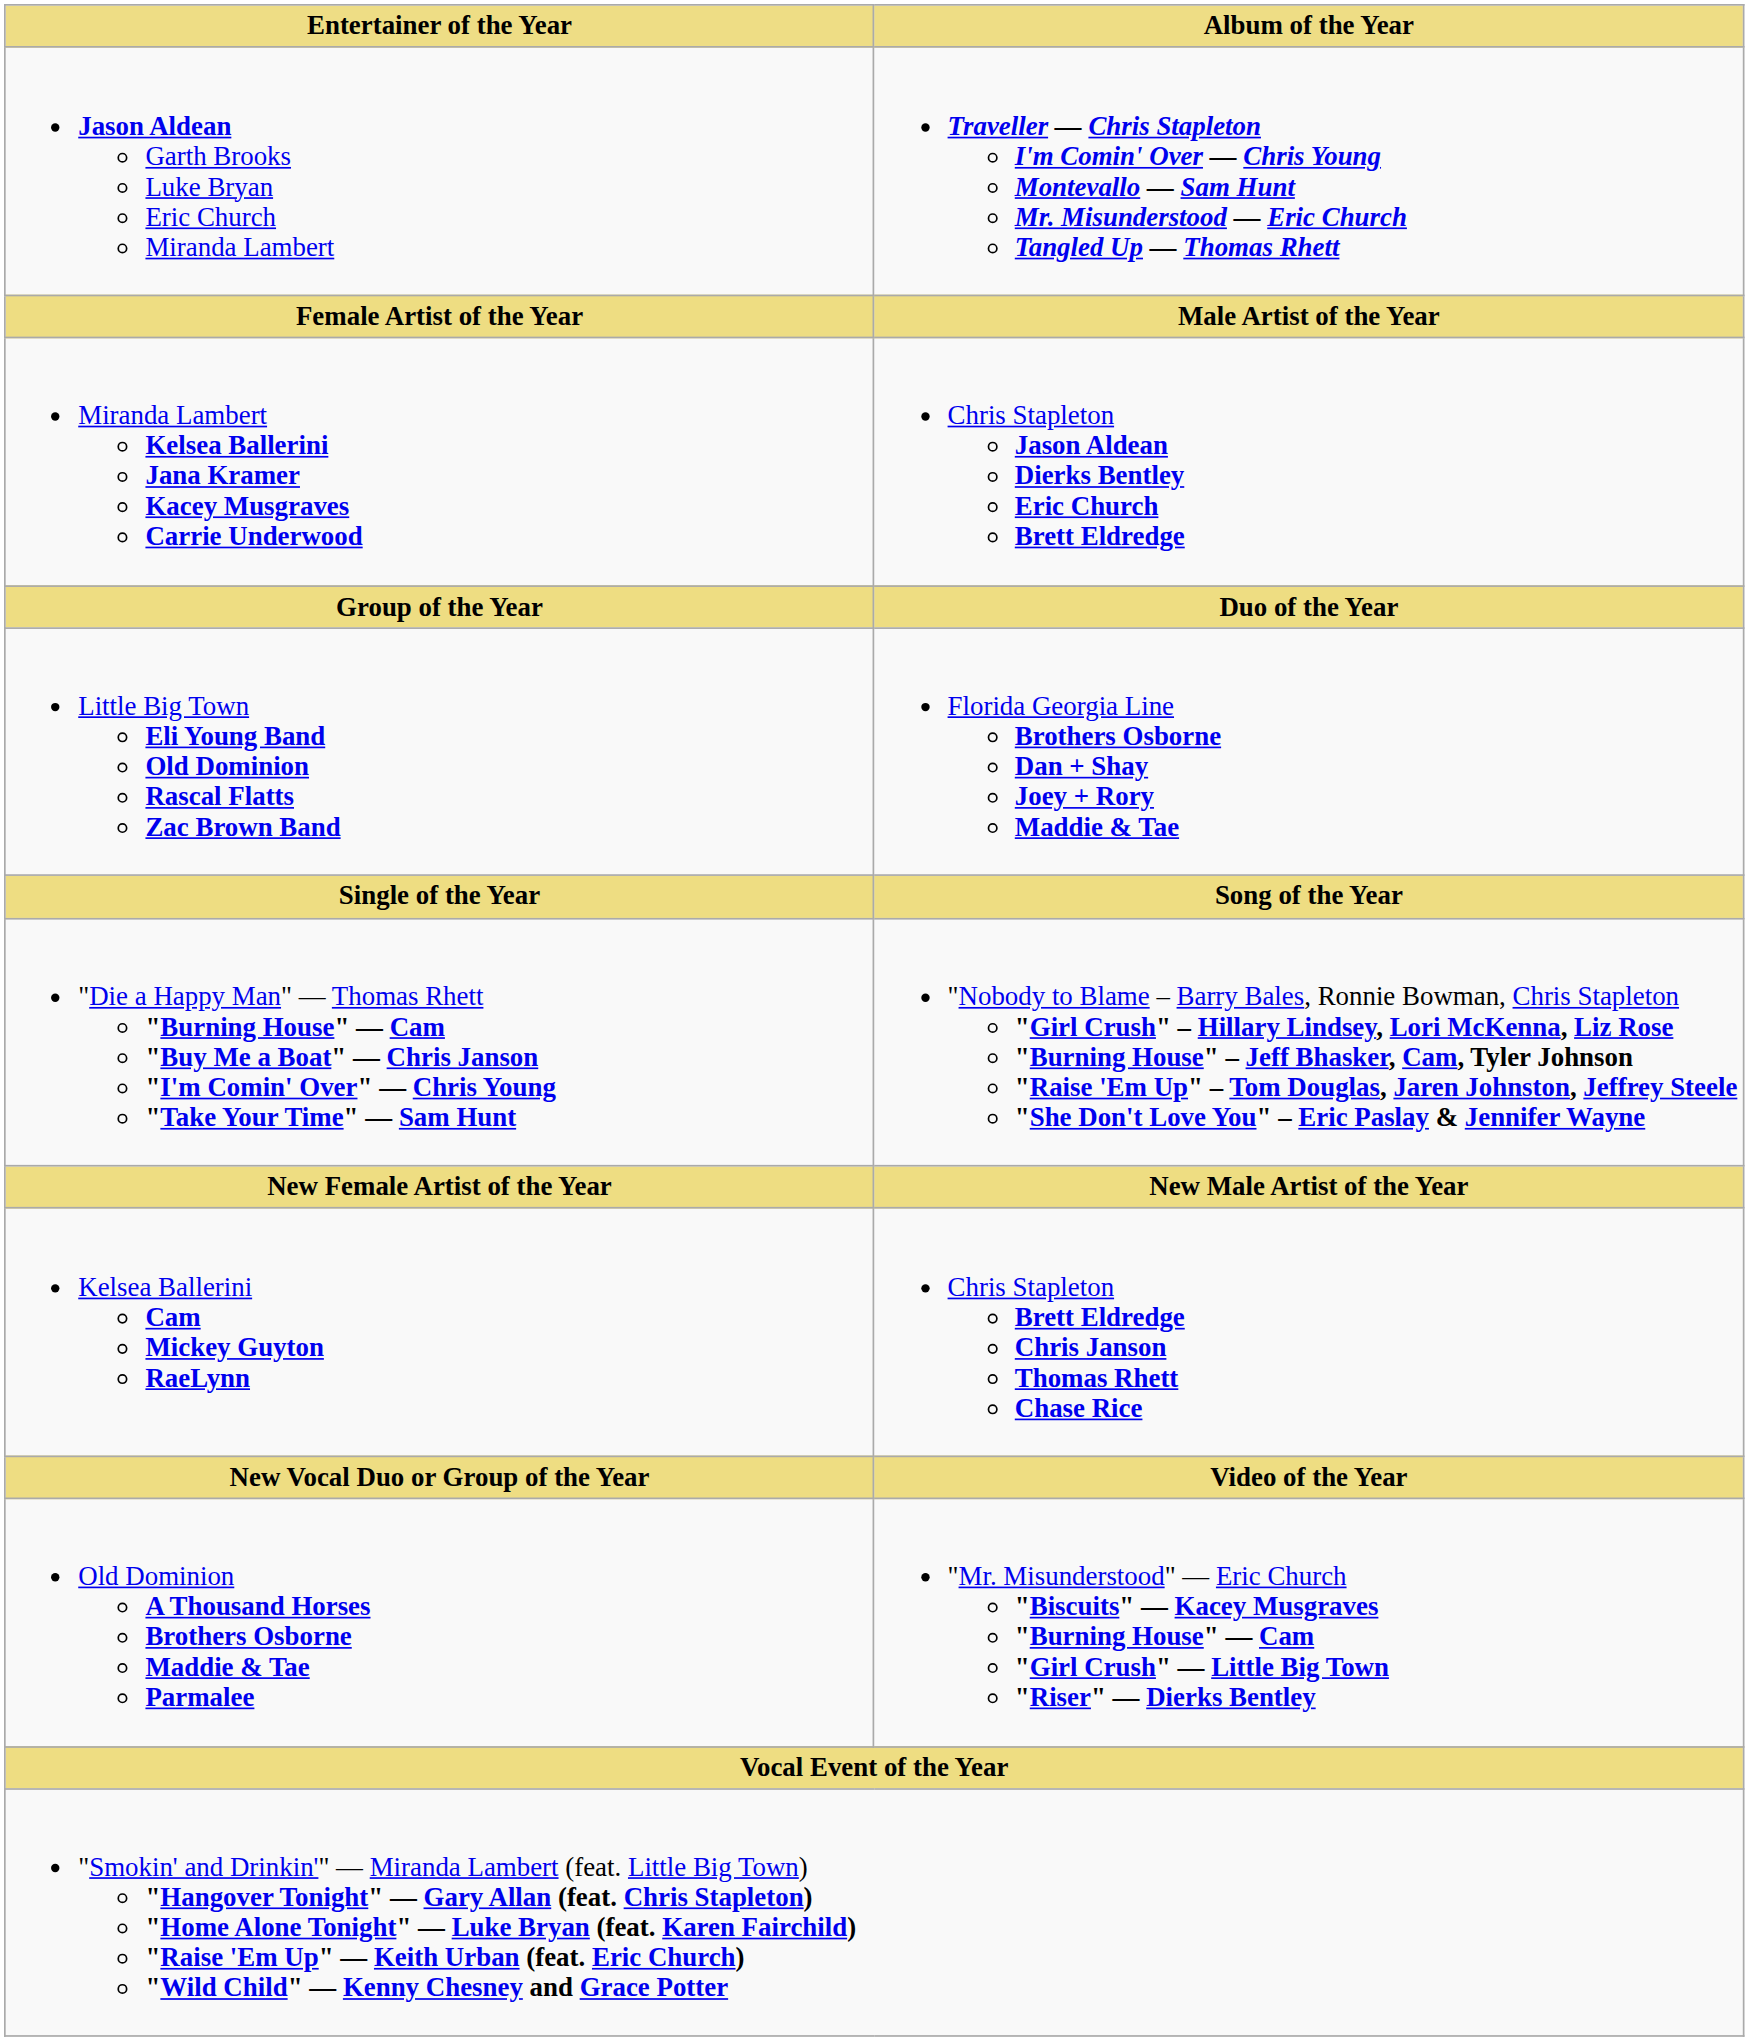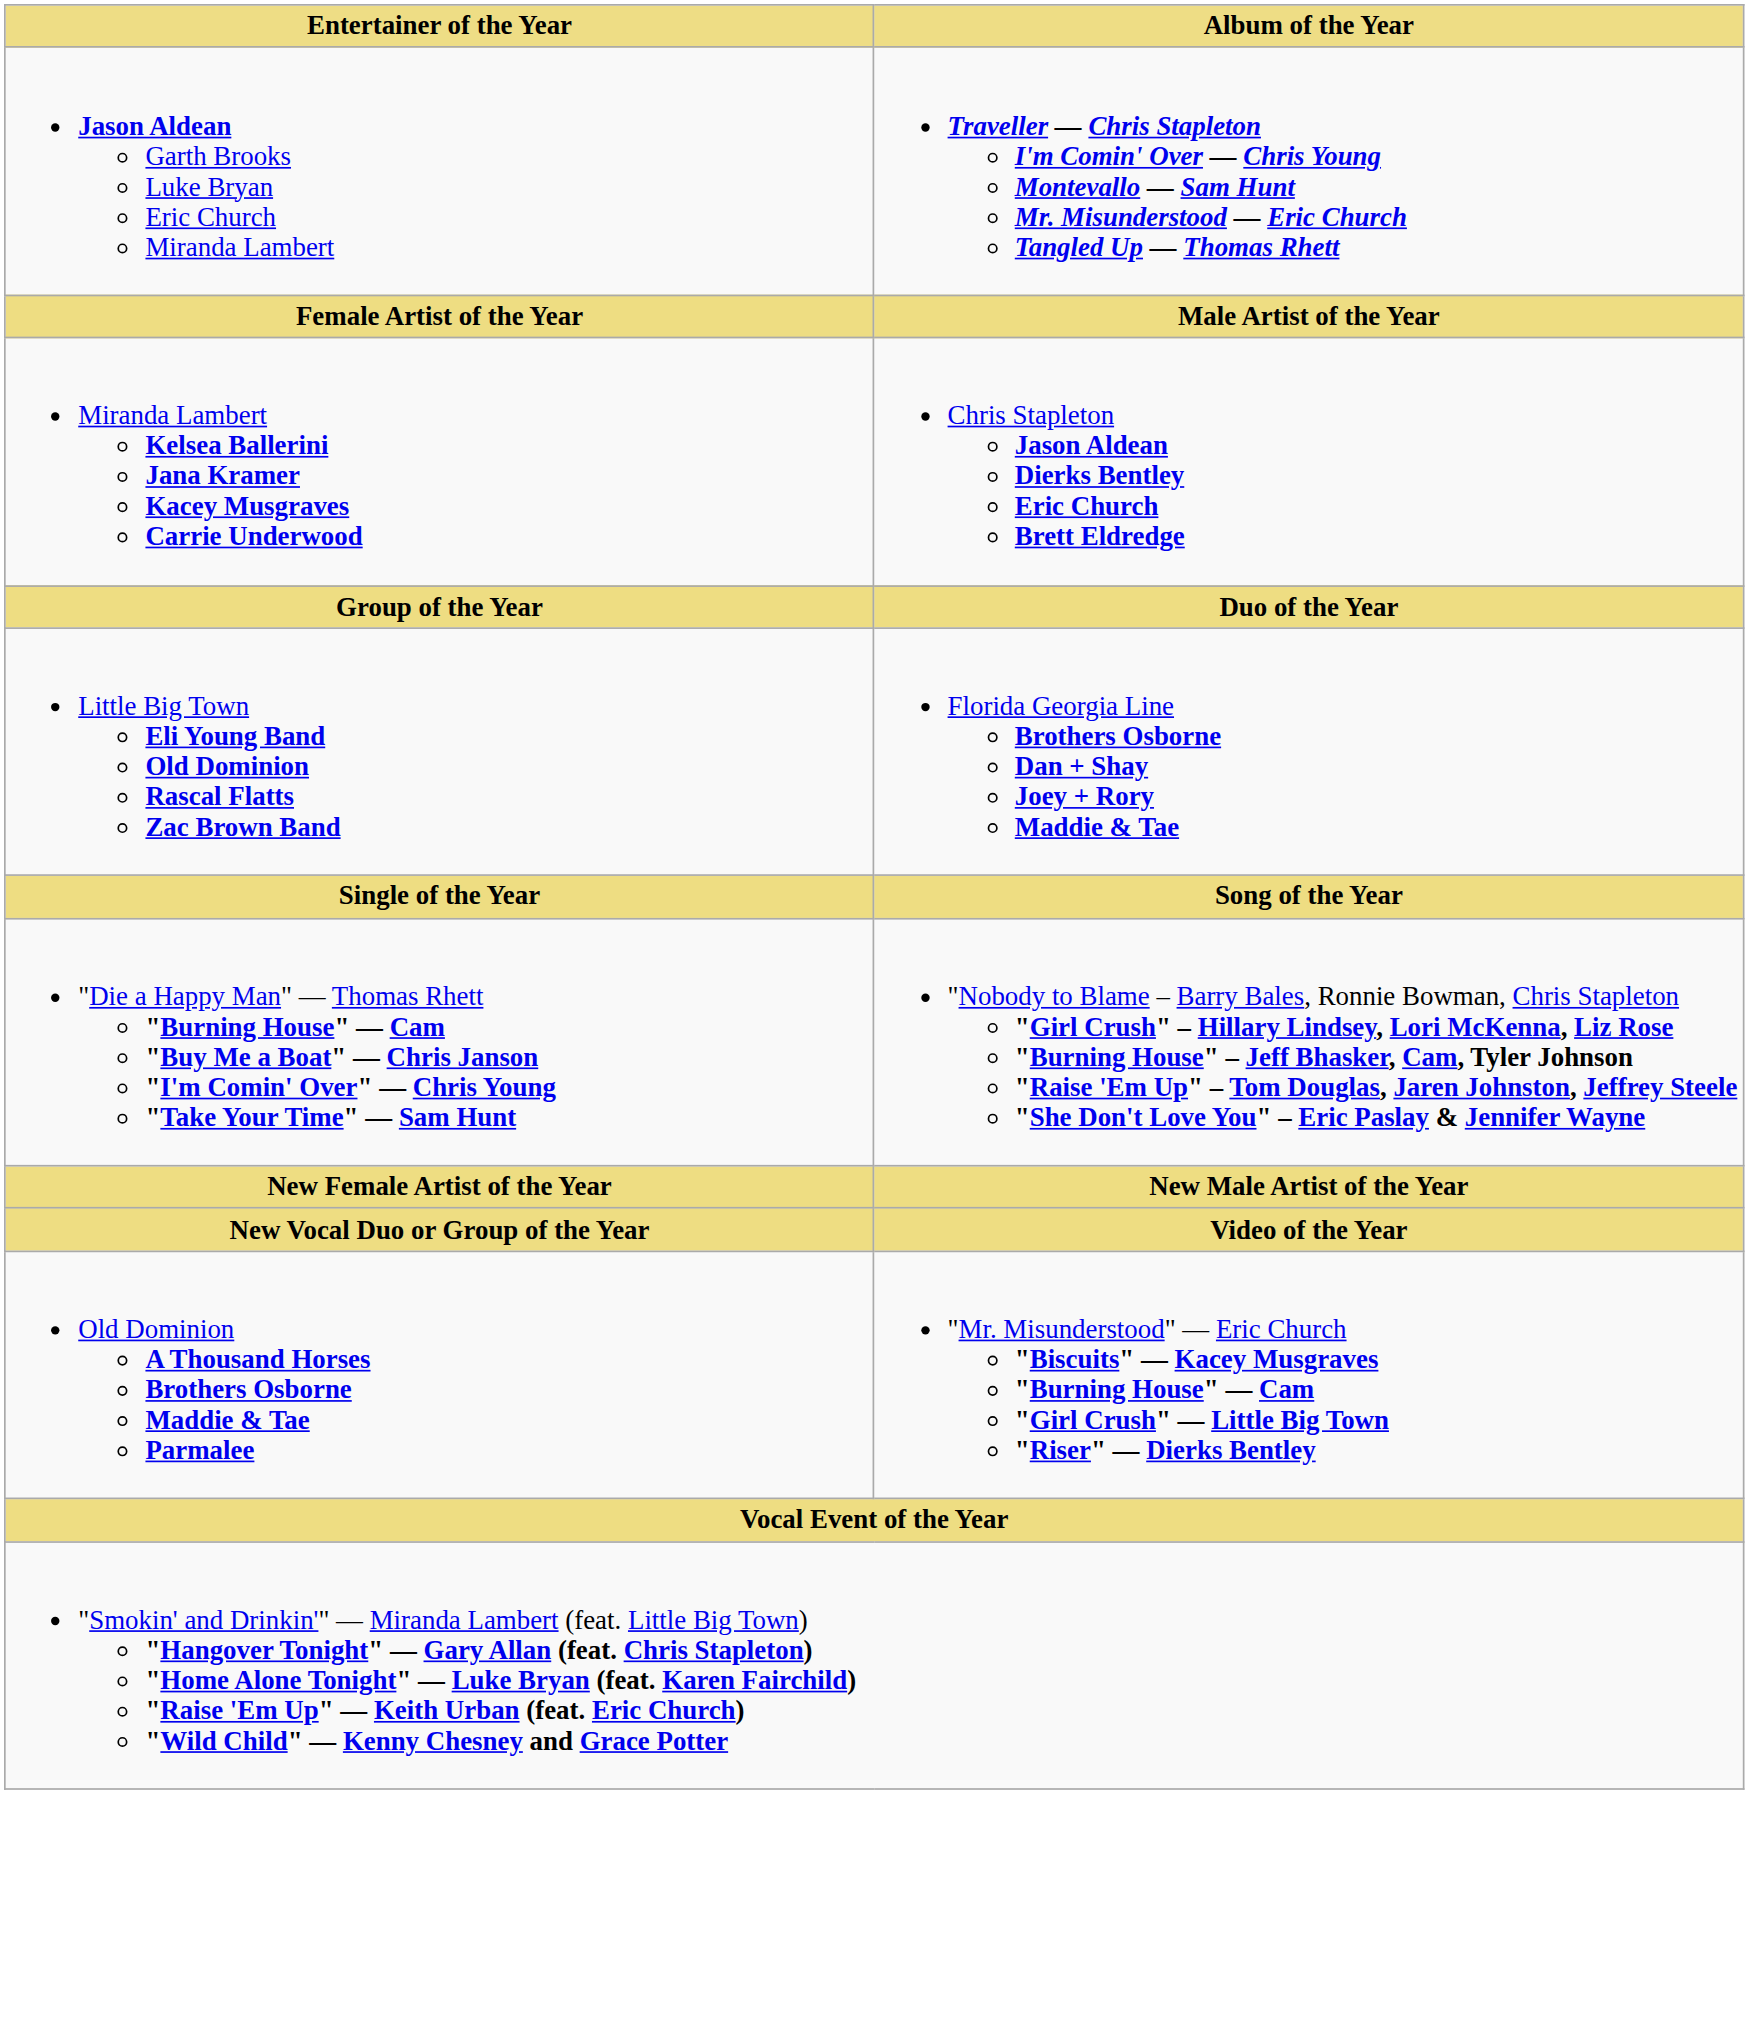- row: (440, 1332)
